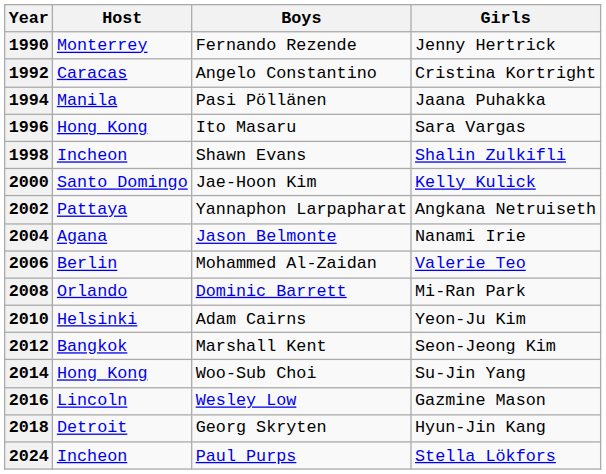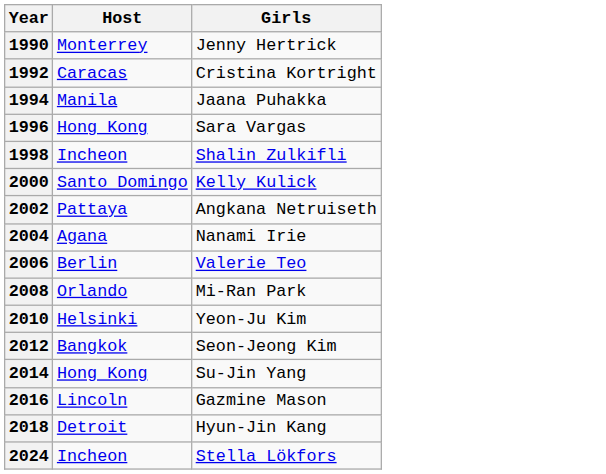- column: (301, 18)
